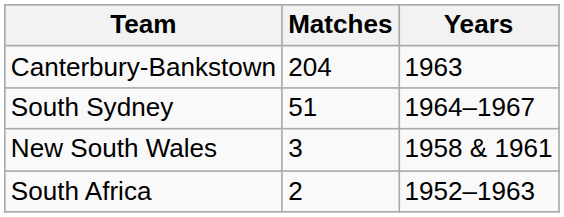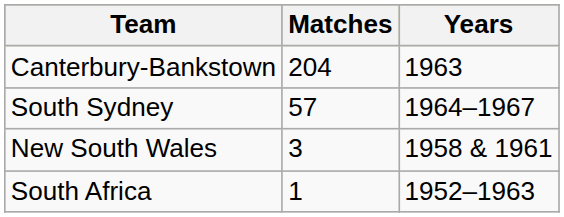(303, 107) 51 -> (303, 107) 57
(295, 190) 2 -> (295, 190) 1
